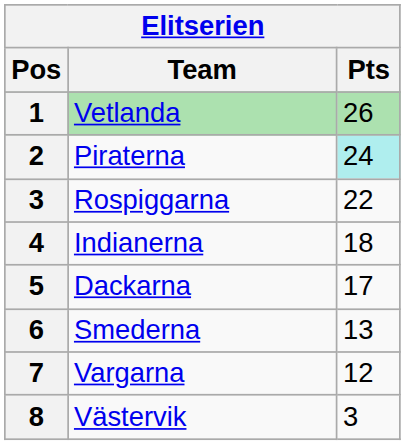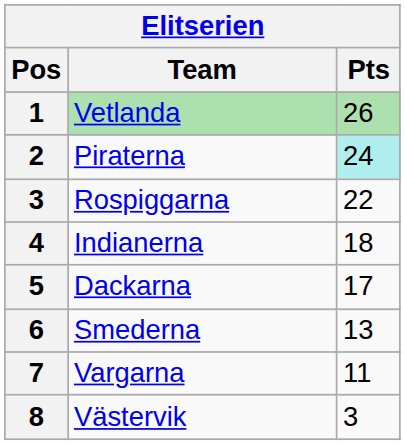(358, 373) 12 -> (357, 373) 11
